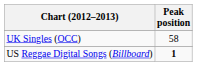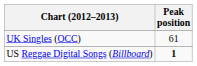(174, 38) 58 -> (174, 38) 61
